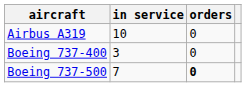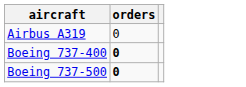- column: (148, 14)
(193, 53) normal -> (116, 53) bold
